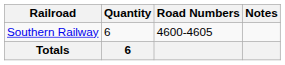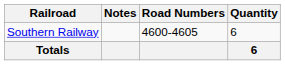columns swapped: (128, 13) <-> (261, 13)
